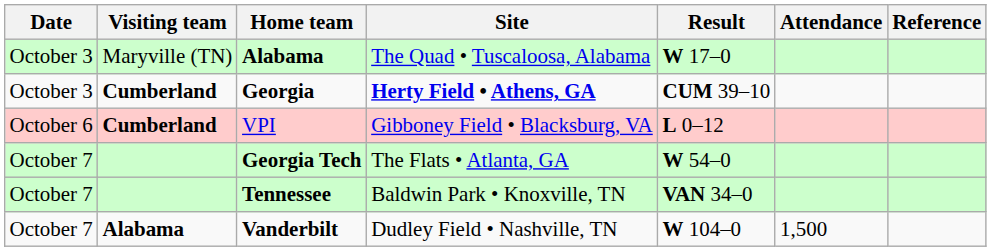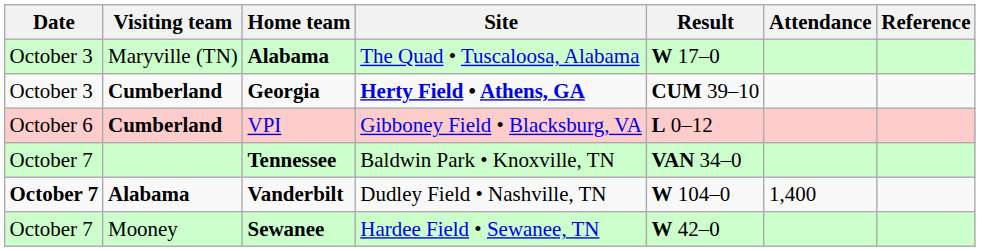- row: (302, 160)
(51, 229) normal -> (54, 194) bold
(804, 229) 1,500 -> (793, 194) 1,400
+ row: (286, 229)
